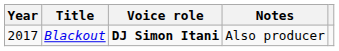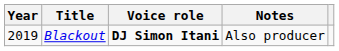(23, 36) 2017 -> (23, 36) 2019
